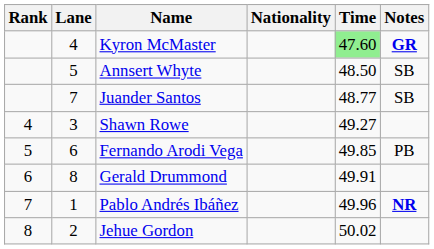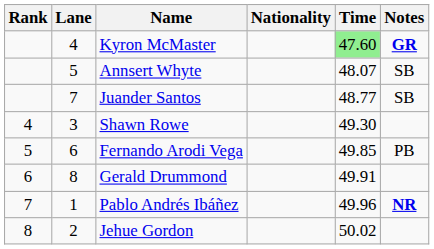(358, 71) 48.50 -> (358, 71) 48.07
(358, 124) 49.27 -> (358, 124) 49.30
